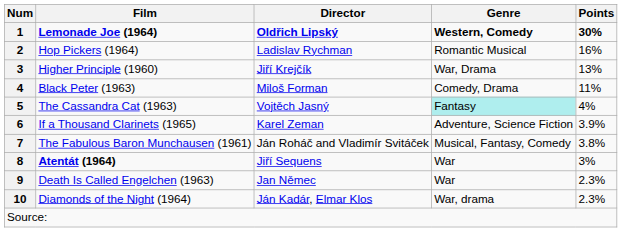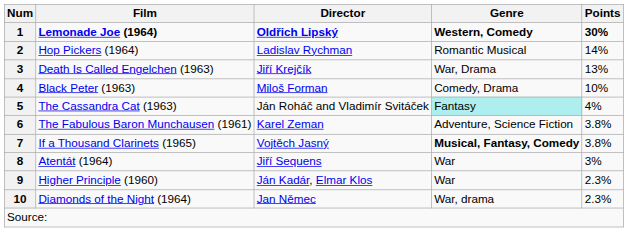(590, 50) 16% -> (596, 50) 14%
(98, 69) Higher Principle (1960) -> (126, 69) Death Is Called Engelchen (1963)
(590, 87) 11% -> (596, 87) 10%
(293, 106) Vojtěch Jasný -> (343, 106) Ján Roháč and Vladimír Svitáček
(117, 124) If a Thousand Clarinets (1965) -> (145, 124) The Fabulous Baron Munchausen (1961)
(592, 124) 3.9% -> (598, 124) 3.8%
(145, 143) The Fabulous Baron Munchausen (1961) -> (117, 143) If a Thousand Clarinets (1965)
(343, 143) Ján Roháč and Vladimír Svitáček -> (293, 143) Vojtěch Jasný
(503, 143) normal -> (507, 143) bold
(77, 161) bold -> (75, 161) normal
(126, 180) Death Is Called Engelchen (1963) -> (98, 180) Higher Principle (1960)
(286, 180) Jan Němec -> (315, 180) Ján Kadár, Elmar Klos
(315, 198) Ján Kadár, Elmar Klos -> (286, 198) Jan Němec
